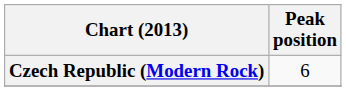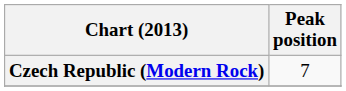(305, 70) 6 -> (305, 70) 7
